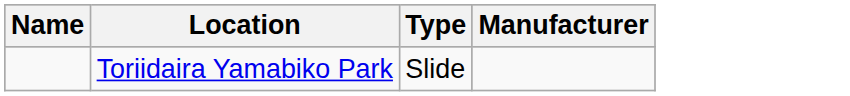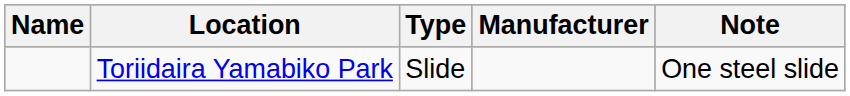+ column: (750, 25)
